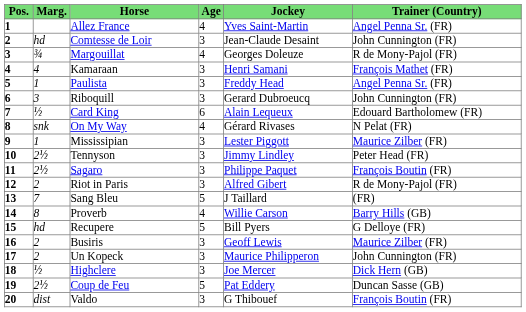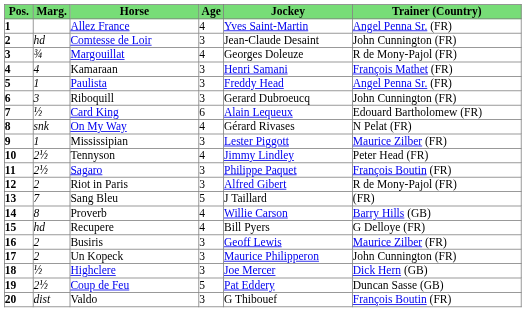(202, 155) 3 -> (202, 155) 4
(202, 227) 5 -> (202, 227) 4
